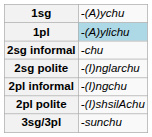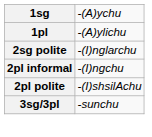(105, 31) lightblue background -> (102, 31) no background
- row: (41, 50)
